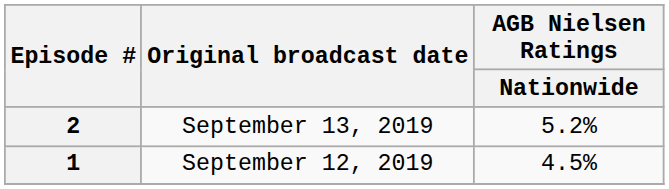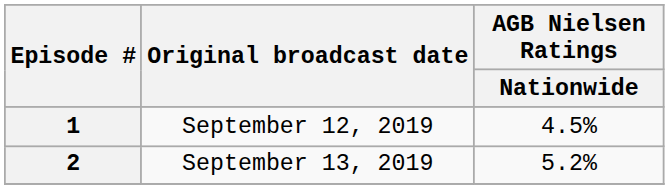rows swapped: (73, 164) <-> (73, 127)
